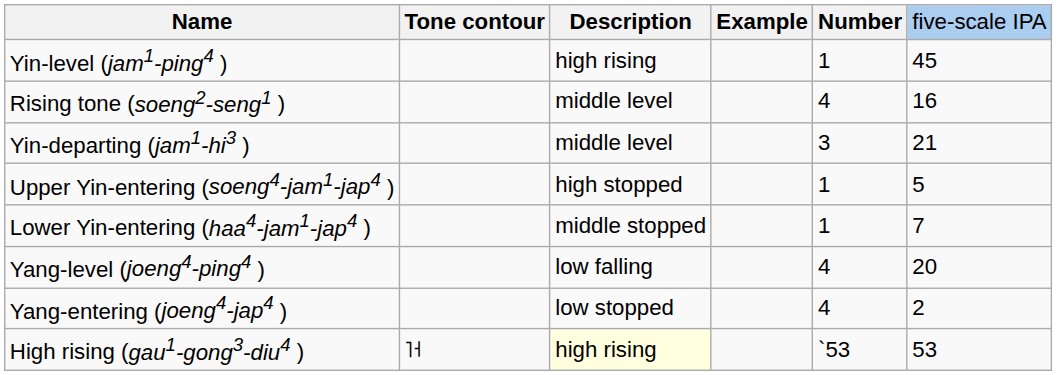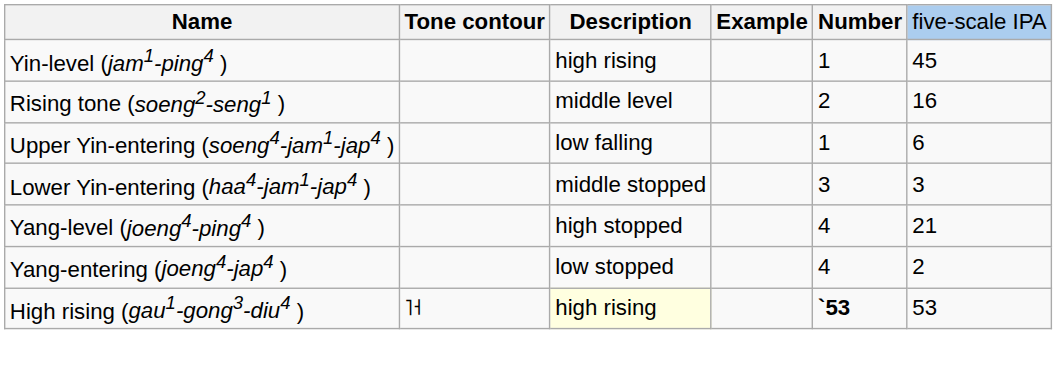(824, 101) 4 -> (824, 101) 2
- row: (130, 142)
(619, 184) high stopped -> (604, 142) low falling
(919, 184) 5 -> (919, 142) 6
(824, 225) 1 -> (824, 184) 3
(919, 225) 7 -> (919, 184) 3
(604, 266) low falling -> (619, 225) high stopped
(925, 266) 20 -> (925, 225) 21
(834, 349) normal -> (834, 308) bold
